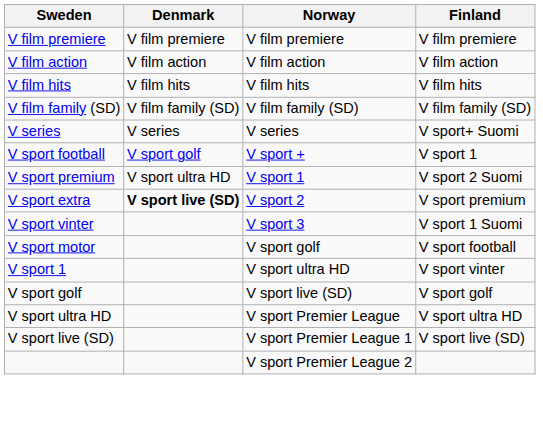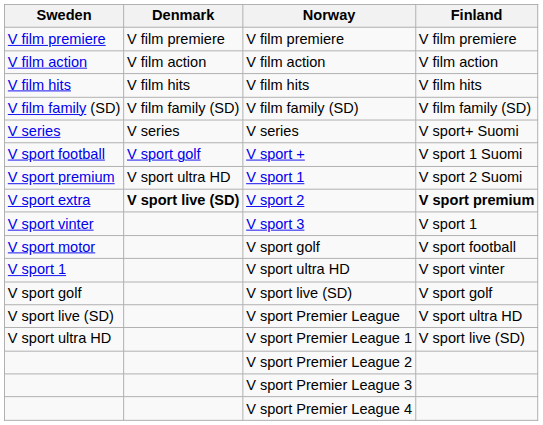(448, 154) V sport 1 -> (471, 154) V sport 1 Suomi
(472, 200) normal -> (477, 200) bold
(471, 223) V sport 1 Suomi -> (448, 223) V sport 1
(60, 316) V sport ultra HD -> (61, 316) V sport live (SD)
(61, 339) V sport live (SD) -> (60, 339) V sport ultra HD
+ row: (329, 385)
+ row: (329, 408)
